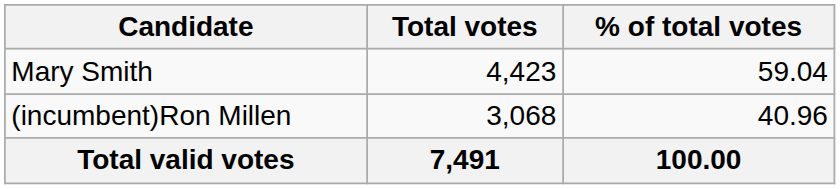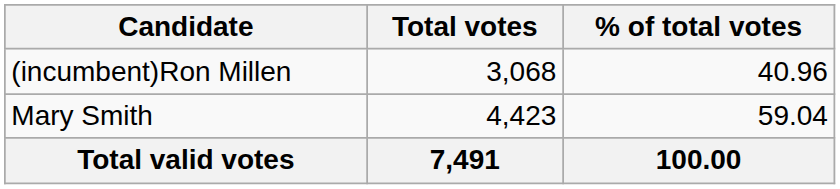rows swapped: (82, 71) <-> (151, 115)
